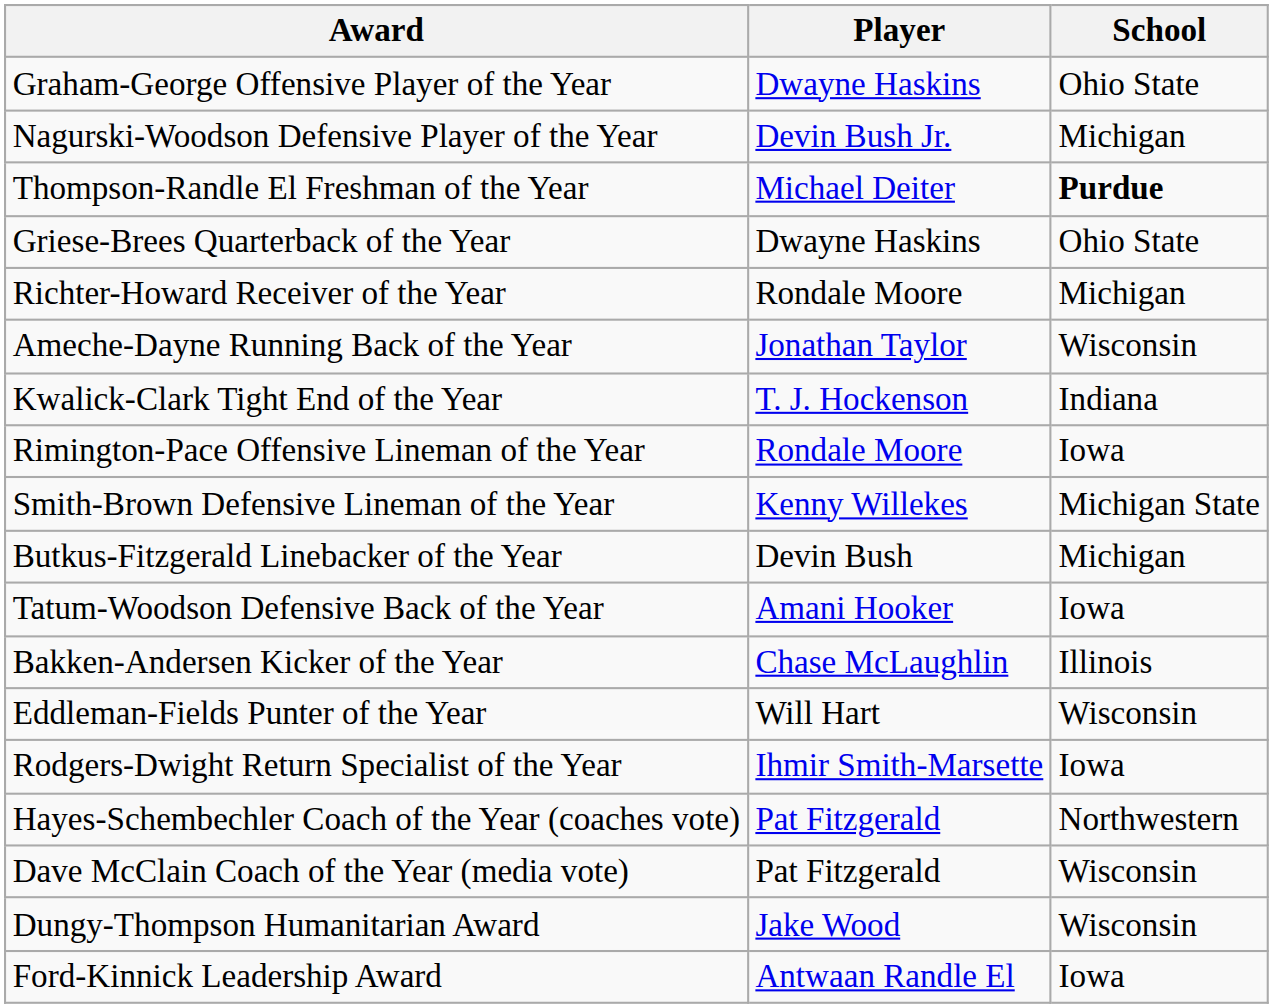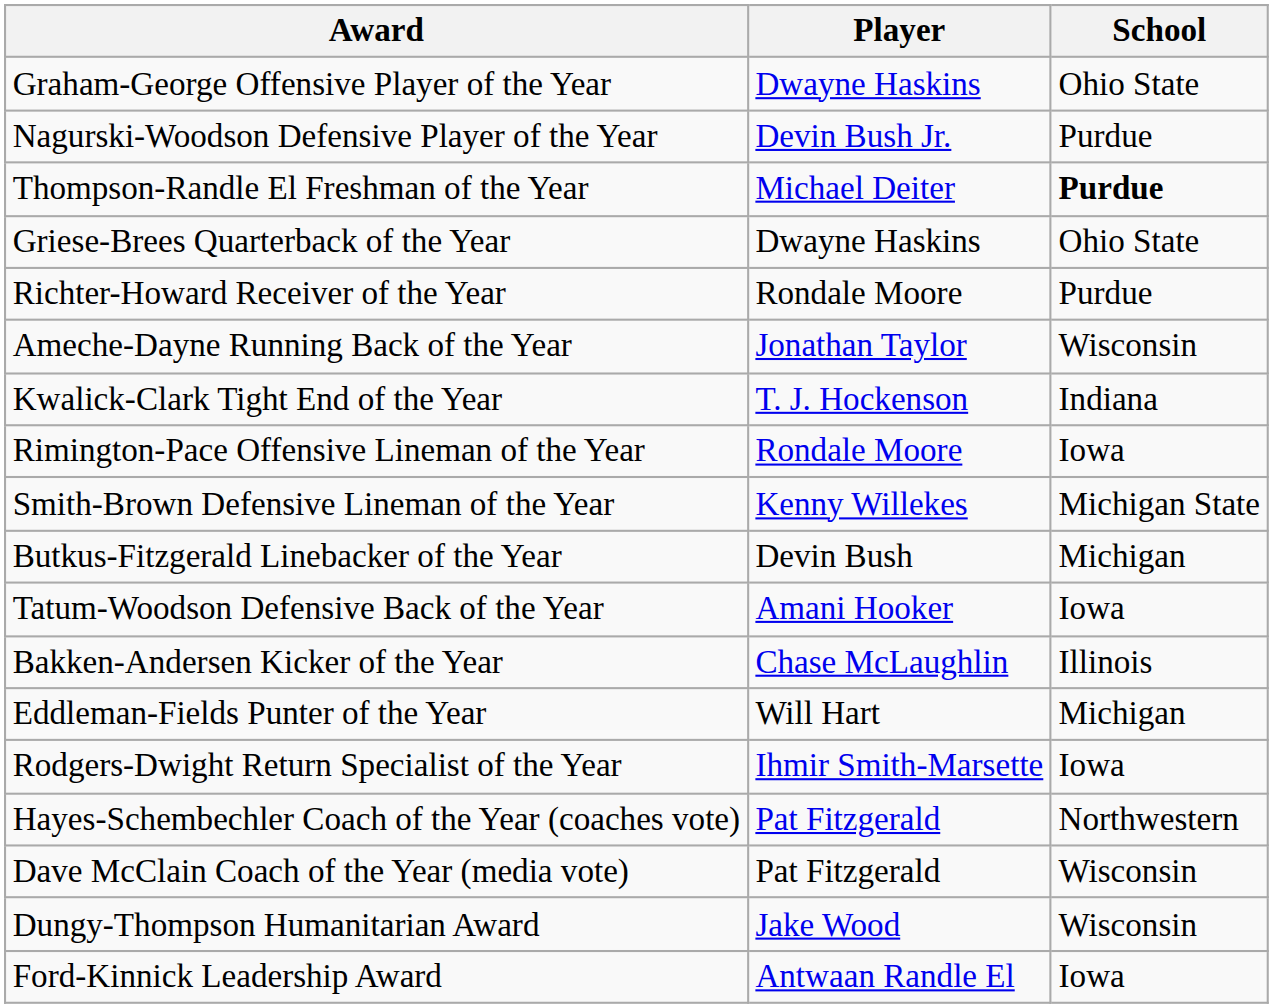(1122, 135) Michigan -> (1105, 135) Purdue
(1122, 293) Michigan -> (1105, 293) Purdue
(1128, 713) Wisconsin -> (1122, 713) Michigan
